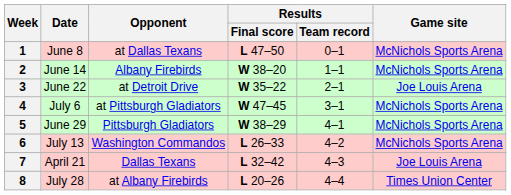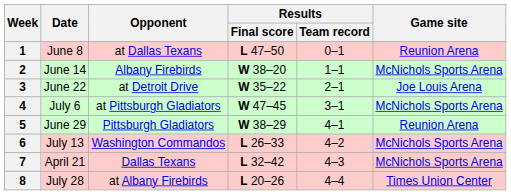(439, 50) McNichols Sports Arena -> (439, 50) Reunion Arena
(439, 125) McNichols Sports Arena -> (439, 125) Reunion Arena
(439, 162) Joe Louis Arena -> (439, 162) McNichols Sports Arena
